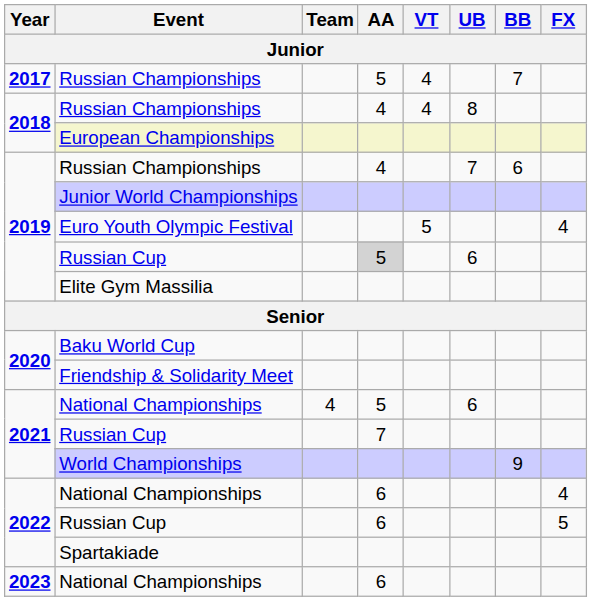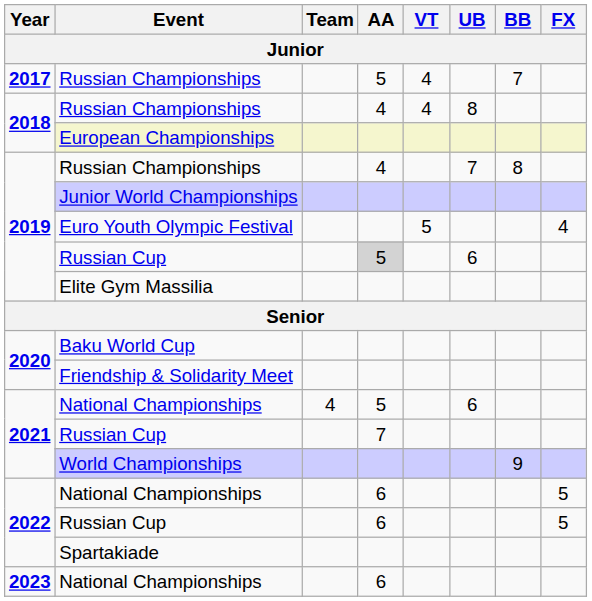(518, 168) 6 -> (518, 168) 8
(563, 493) 4 -> (563, 493) 5
